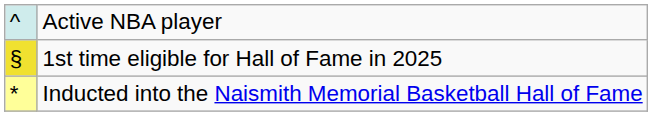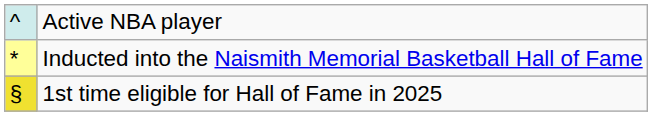rows swapped: (343, 93) <-> (242, 57)
